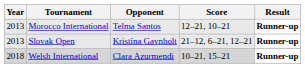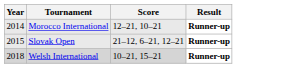- column: (145, 12)
(15, 26) 2013 -> (15, 26) 2014
(15, 41) 2013 -> (15, 41) 2015
